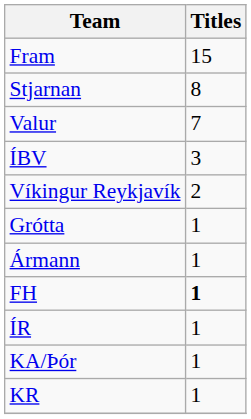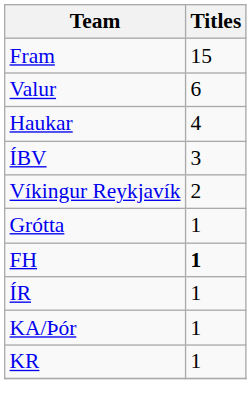- row: (45, 89)
(196, 123) 7 -> (196, 89) 6
+ row: (41, 123)
- row: (45, 259)
